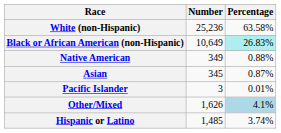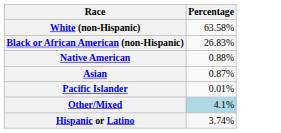- column: (206, 12)
(258, 43) paleturquoise background -> (219, 43) no background
